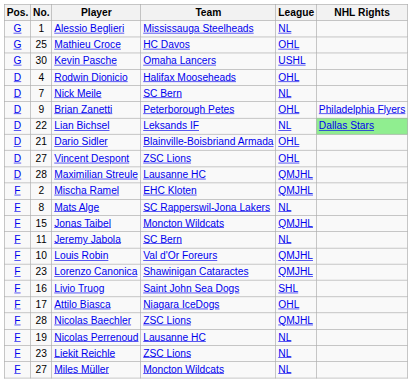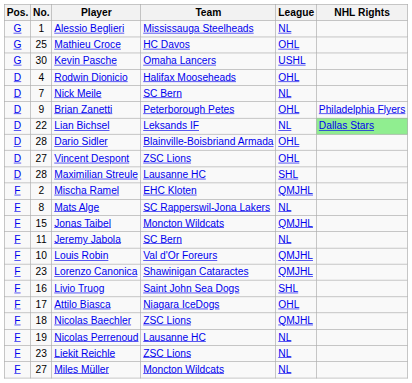(41, 142) 21 -> (41, 142) 28
(296, 175) QMJHL -> (288, 175) SHL
(41, 321) 28 -> (41, 321) 18
